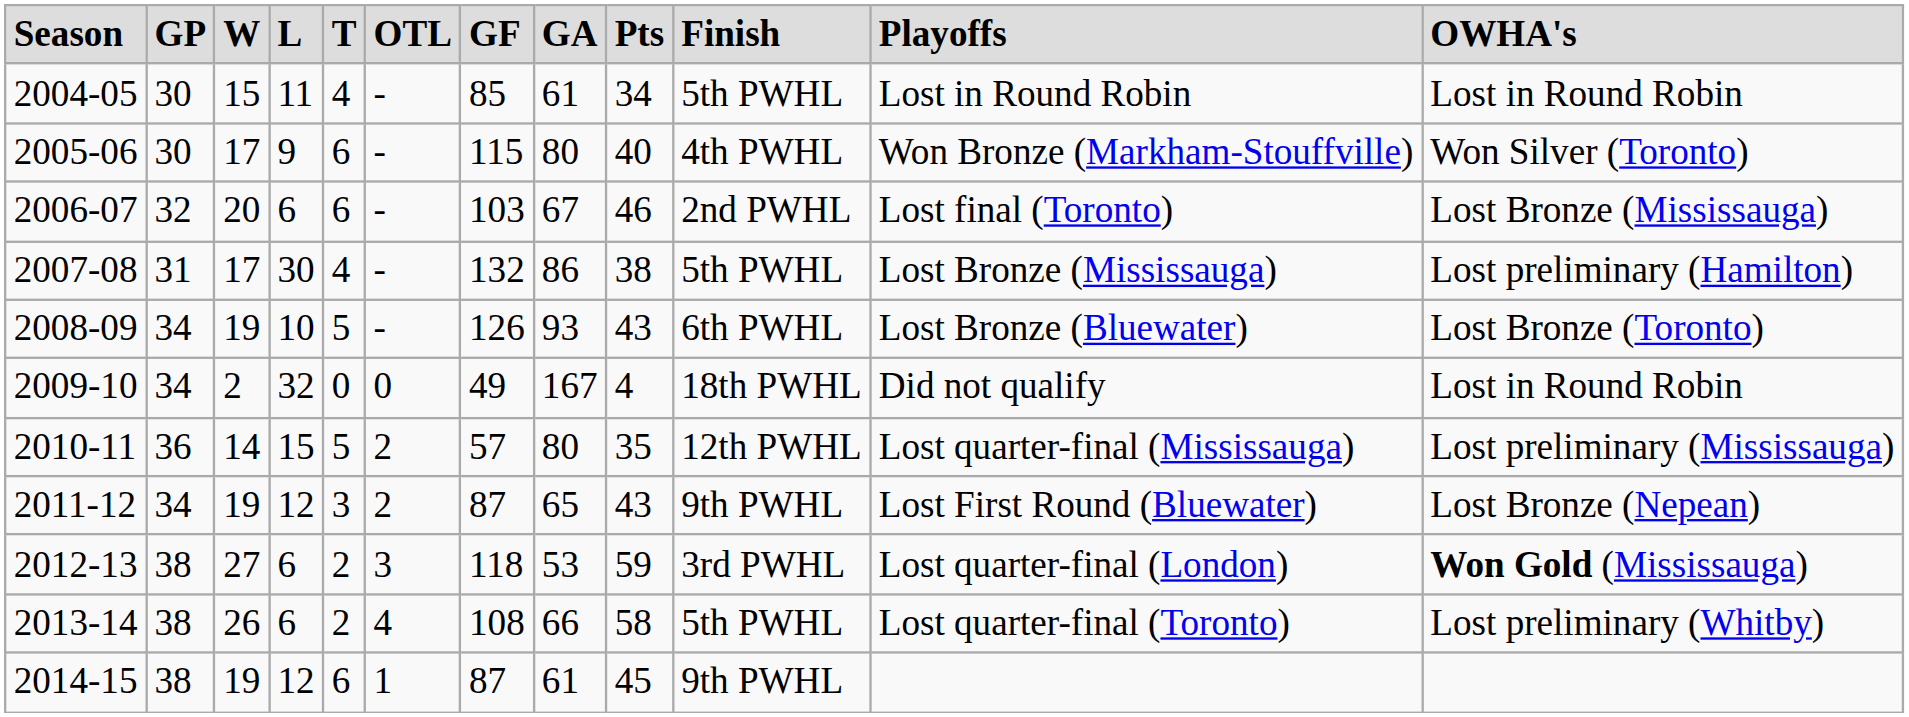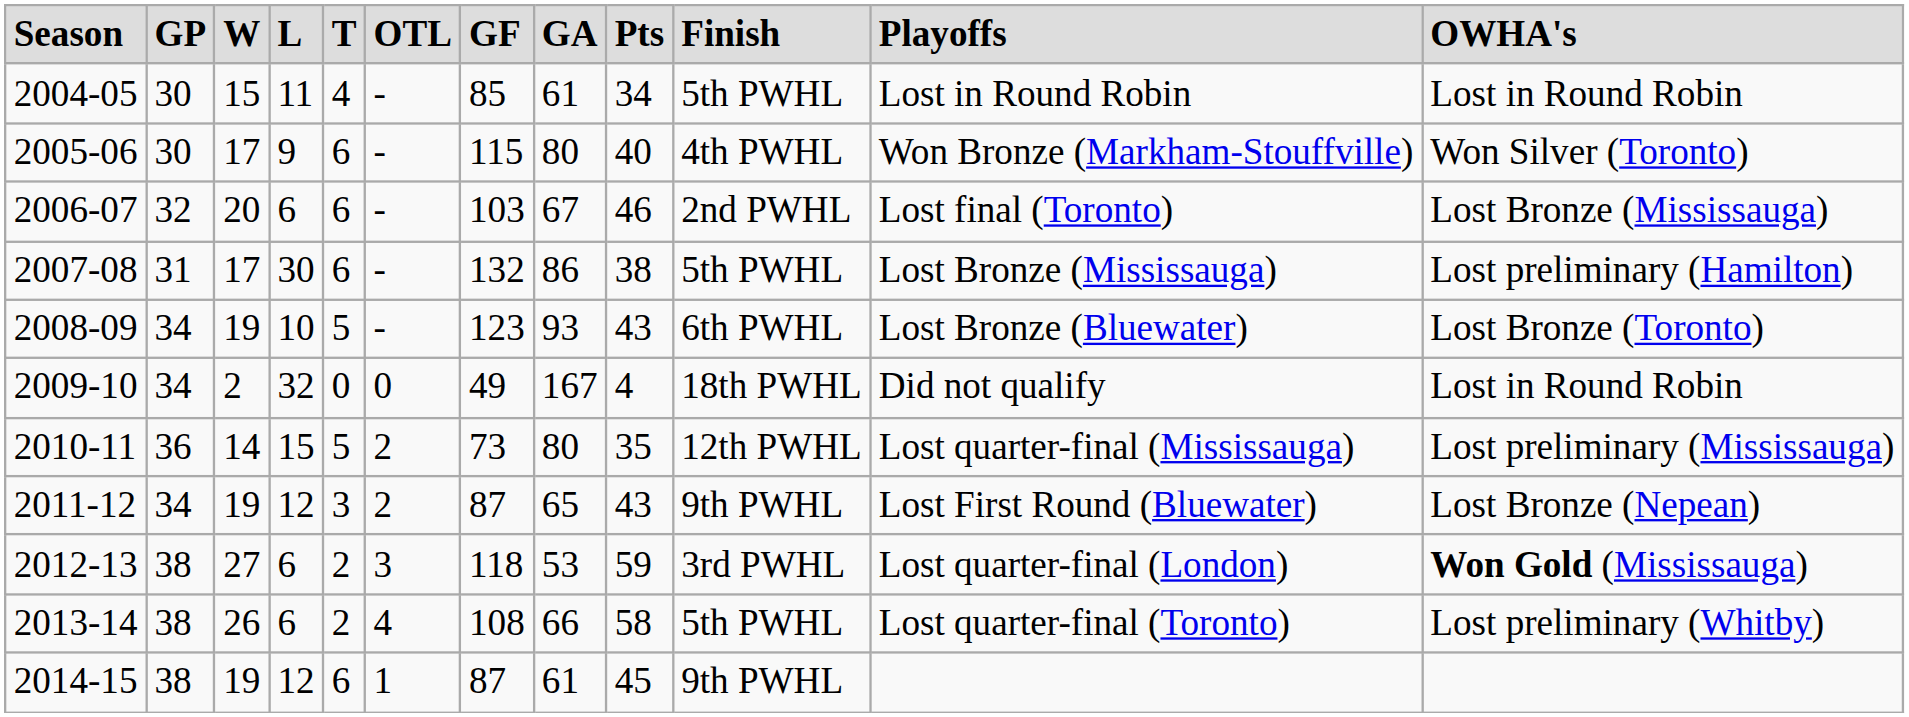(341, 269) 4 -> (341, 269) 6
(497, 328) 126 -> (497, 328) 123
(488, 446) 57 -> (488, 446) 73
